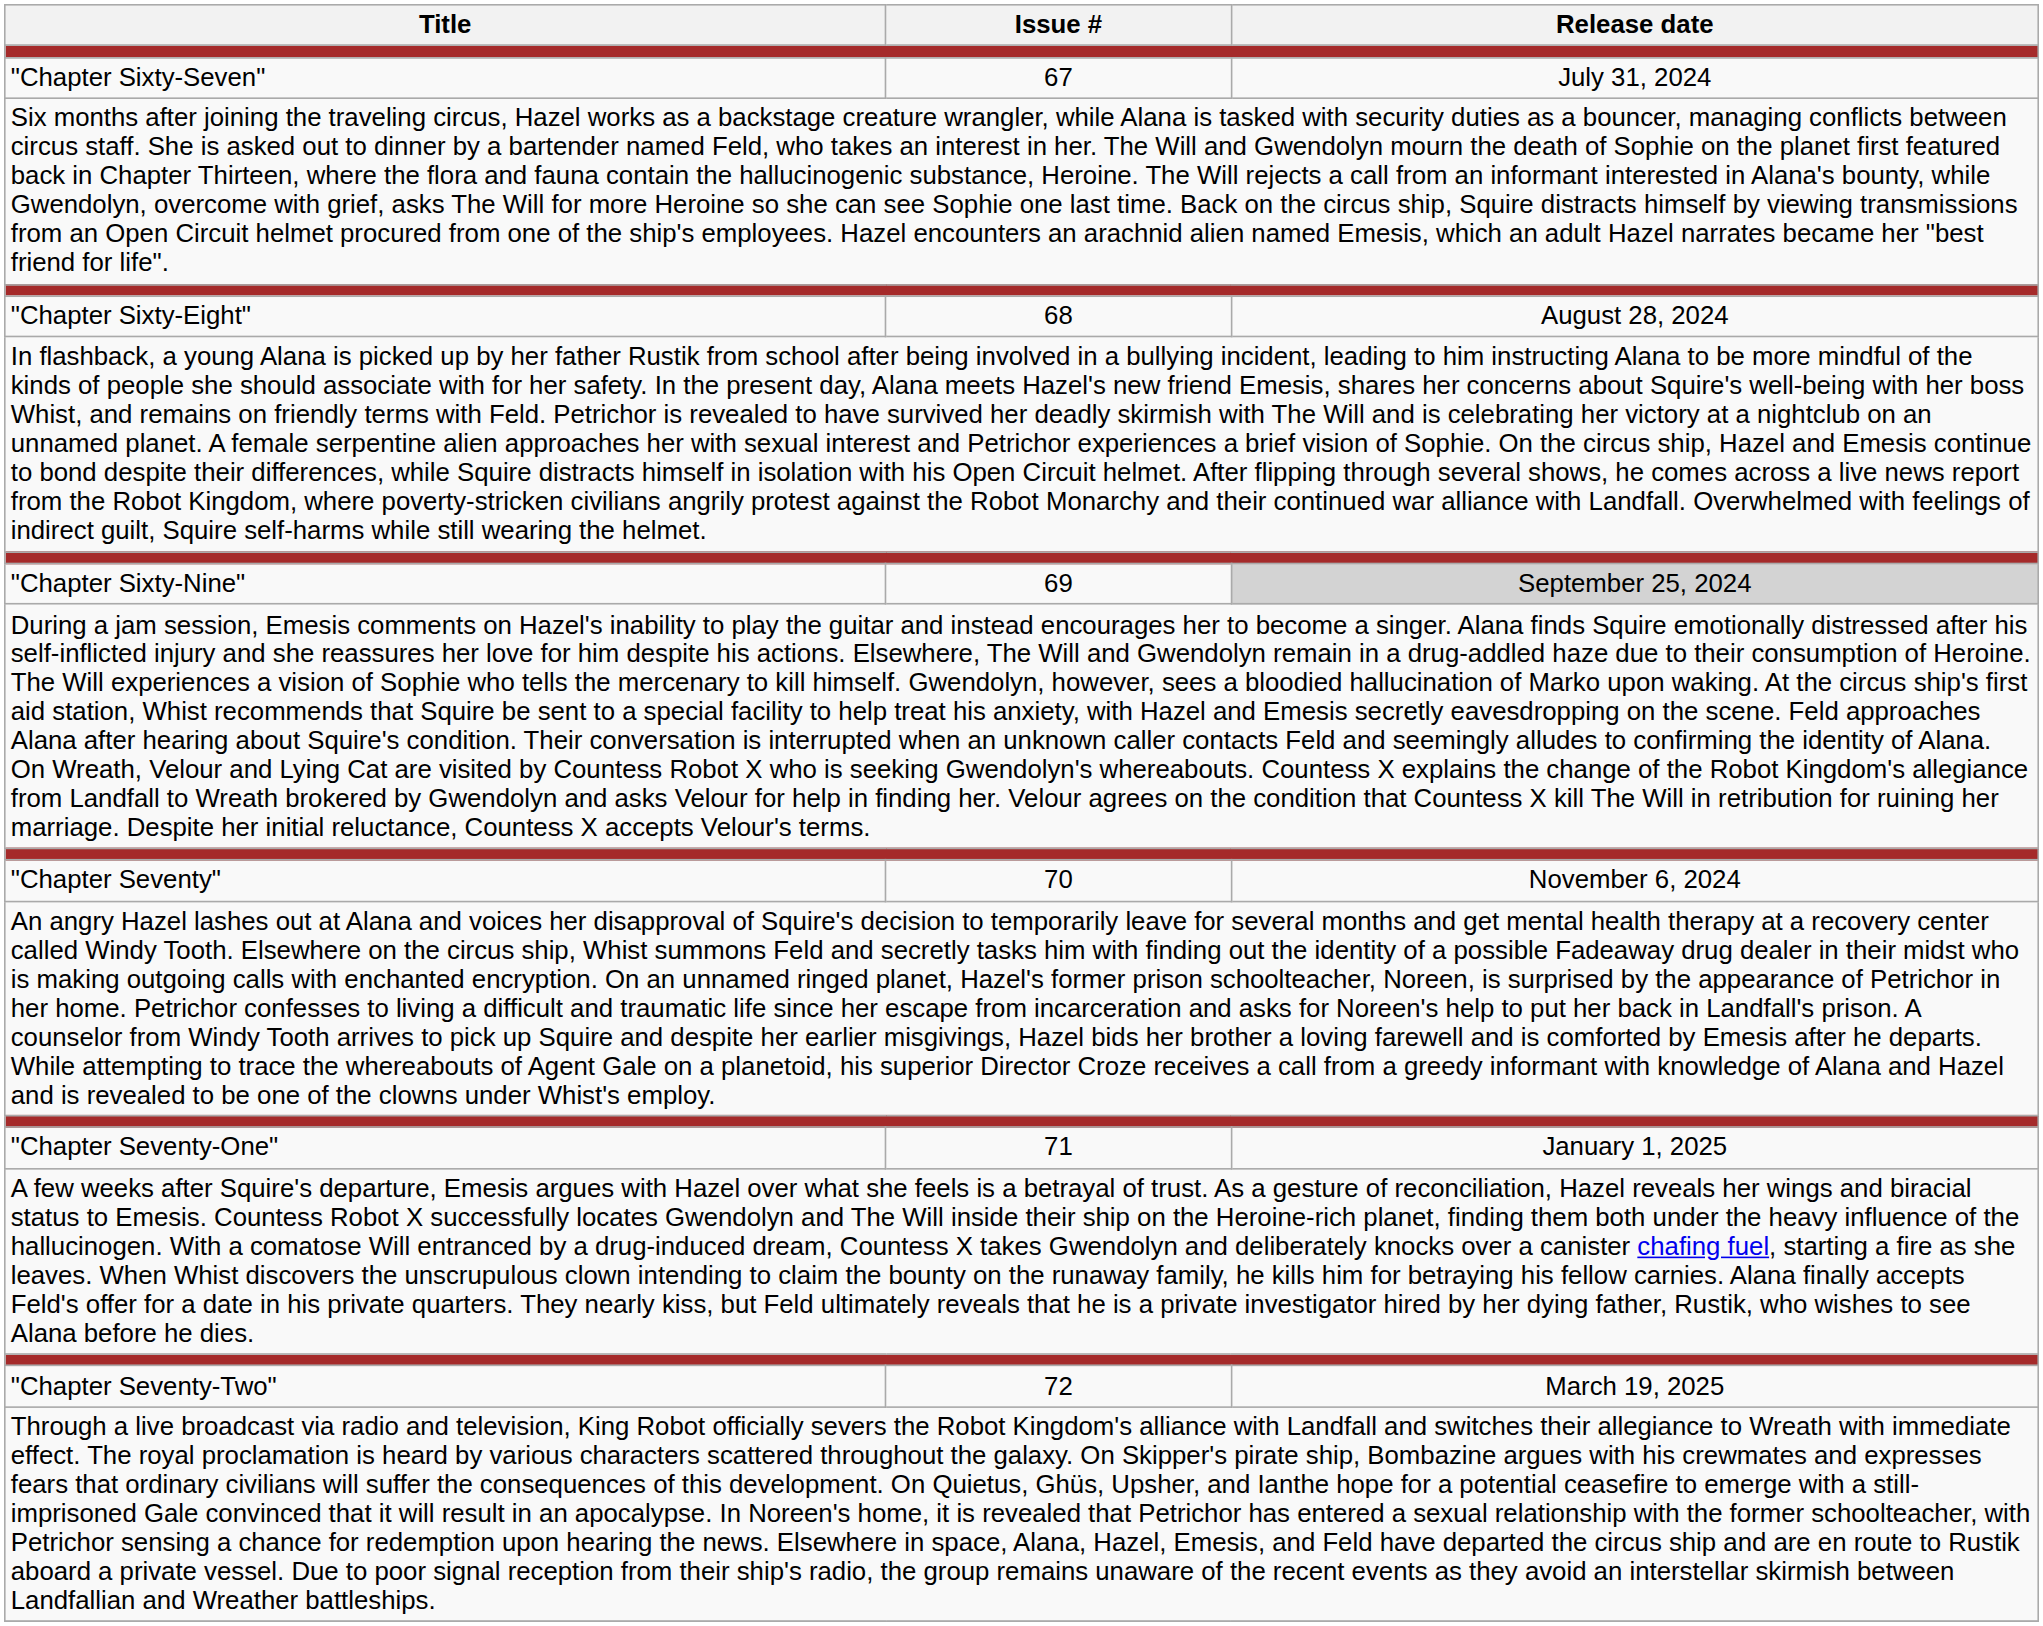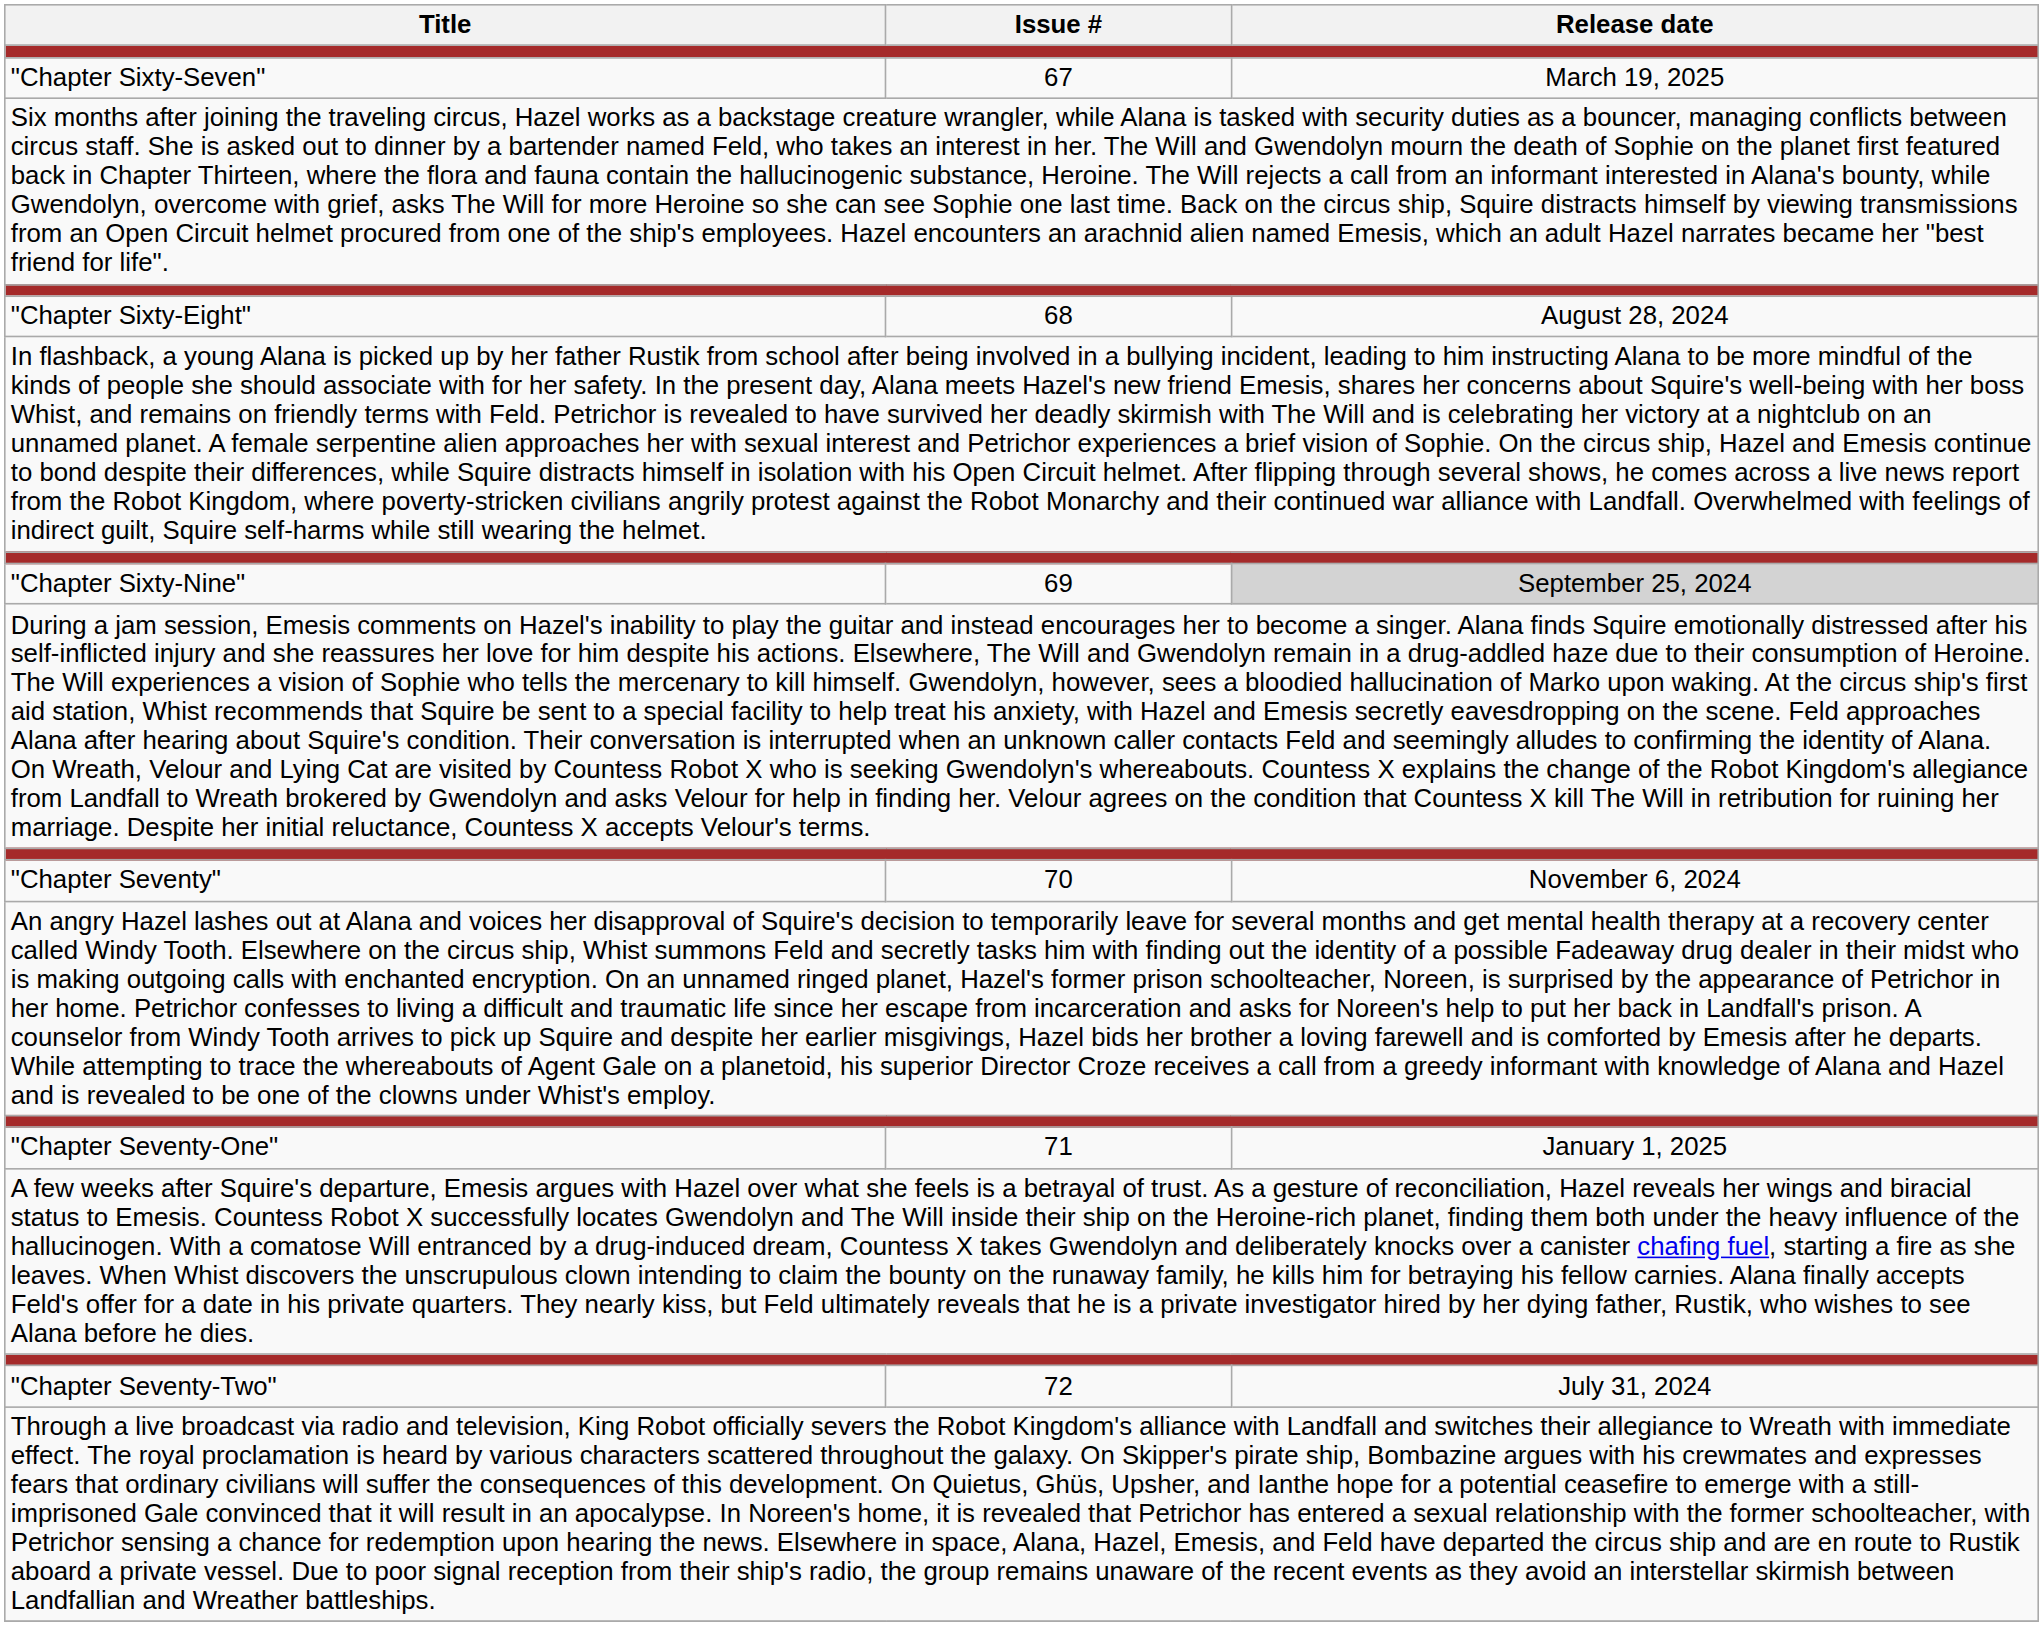(1635, 77) July 31, 2024 -> (1635, 77) March 19, 2025
(1635, 1385) March 19, 2025 -> (1635, 1385) July 31, 2024
